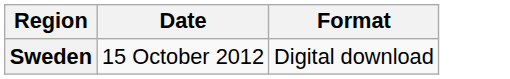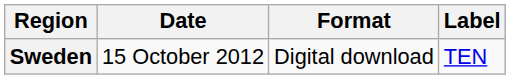+ column: (472, 21)
